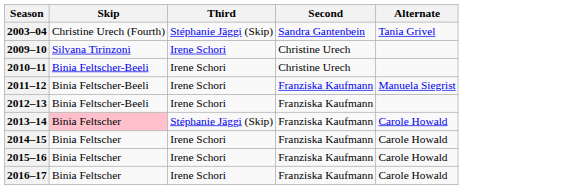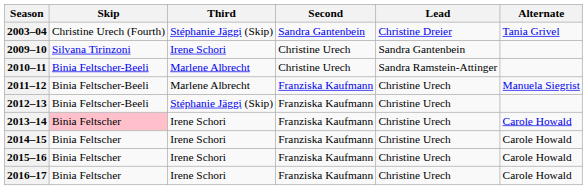+ column: (438, 13)
(198, 67) Irene Schori -> (210, 67) Marlene Albrecht
(198, 85) Irene Schori -> (210, 85) Marlene Albrecht
(198, 103) Irene Schori -> (222, 103) Stéphanie Jäggi (Skip)
(222, 121) Stéphanie Jäggi (Skip) -> (198, 121) Irene Schori
